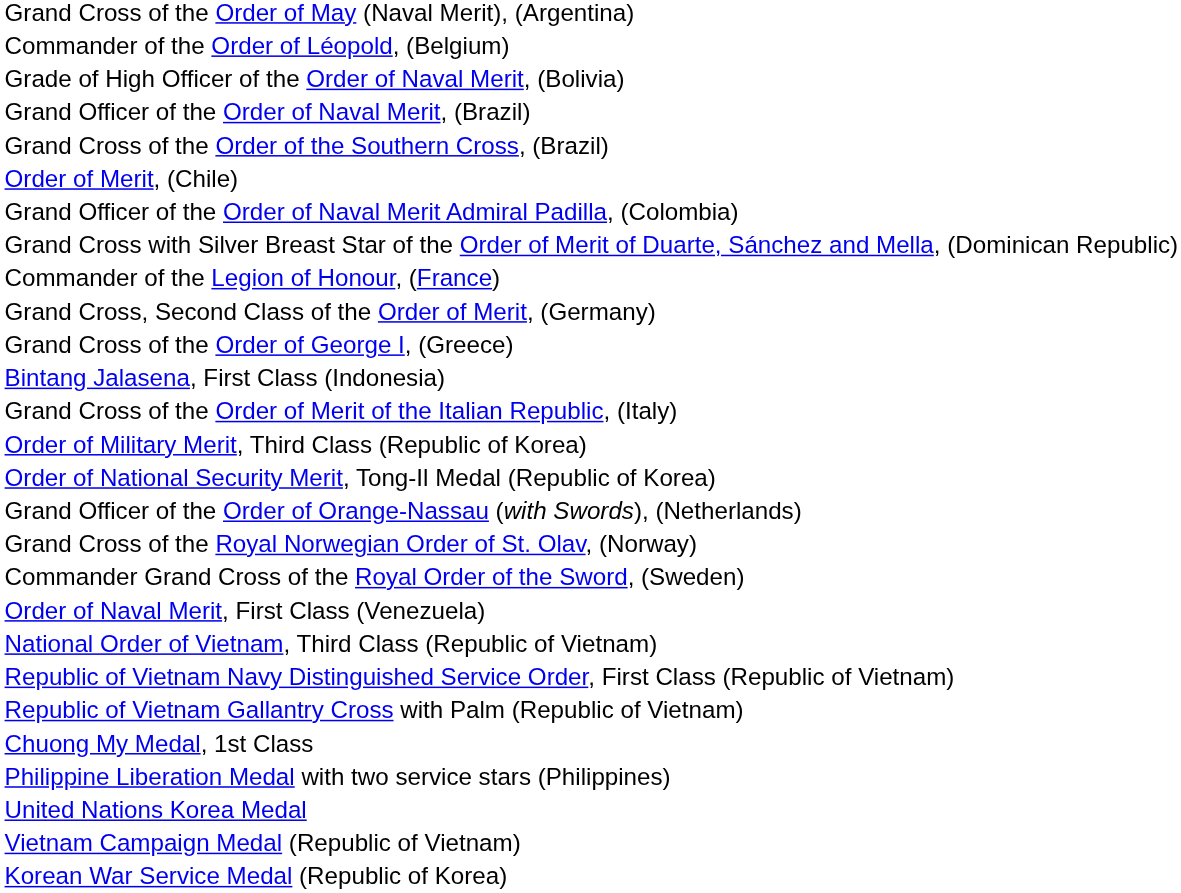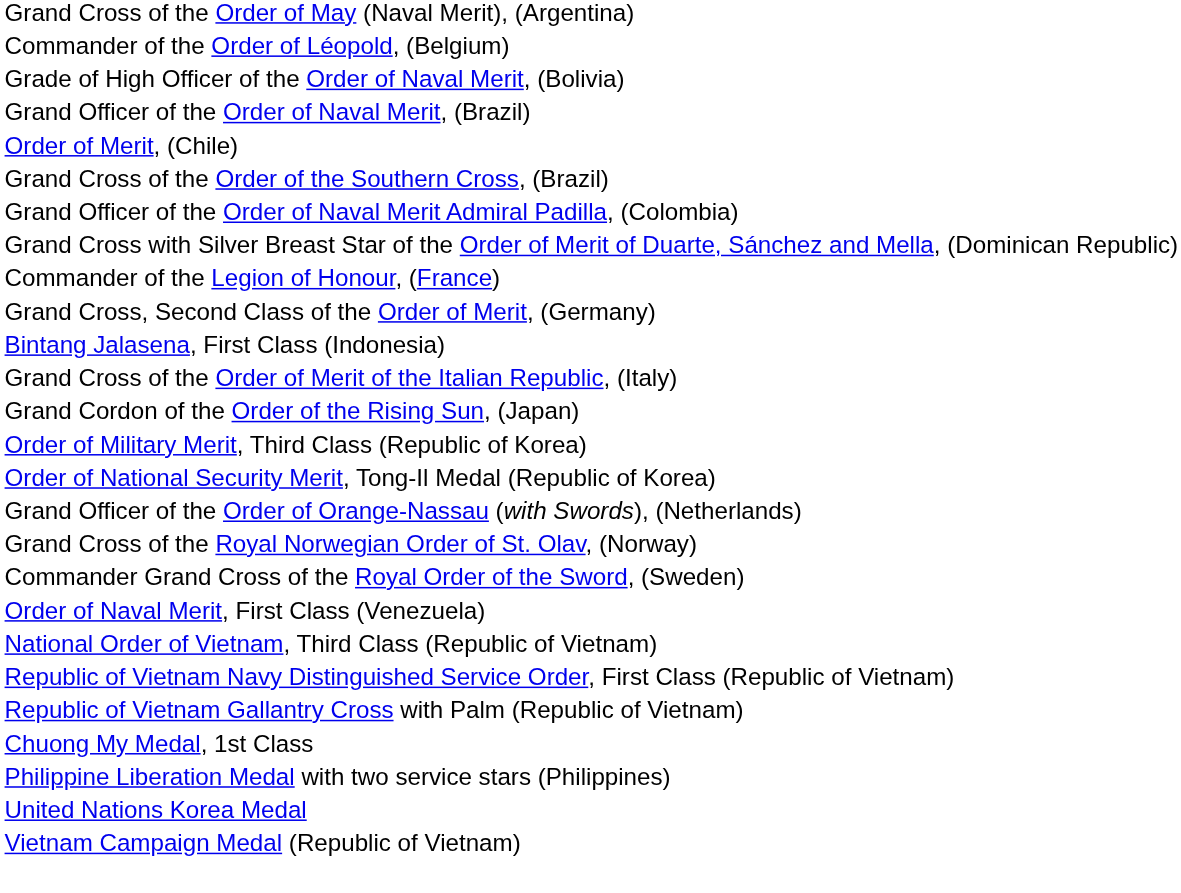rows swapped: (307, 145) <-> (121, 178)
- row: (259, 345)
+ row: (292, 411)
- row: (256, 876)
